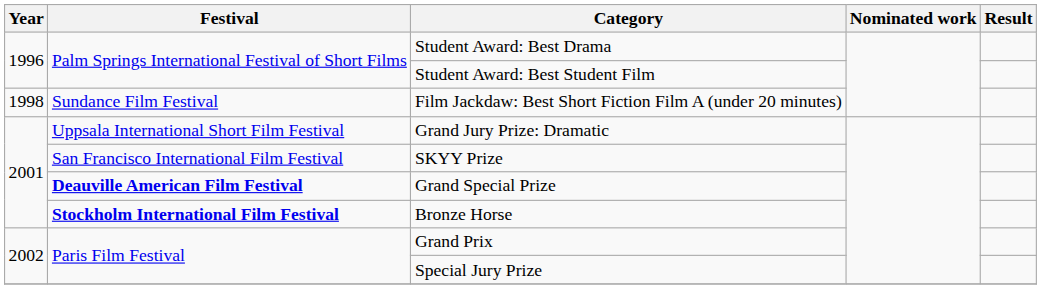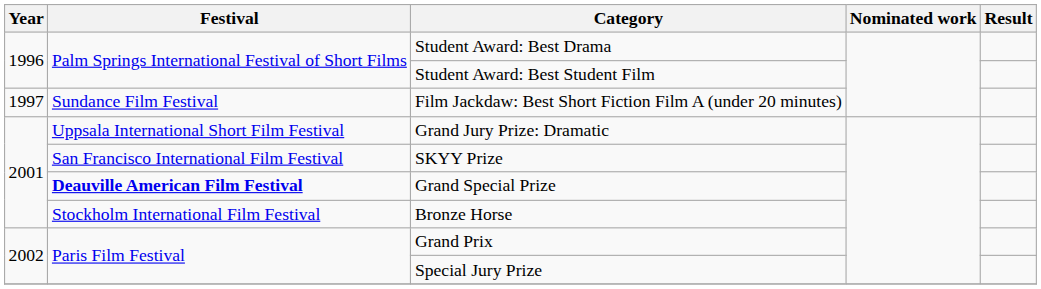(26, 102) 1998 -> (26, 102) 1997
(195, 213) bold -> (186, 213) normal
